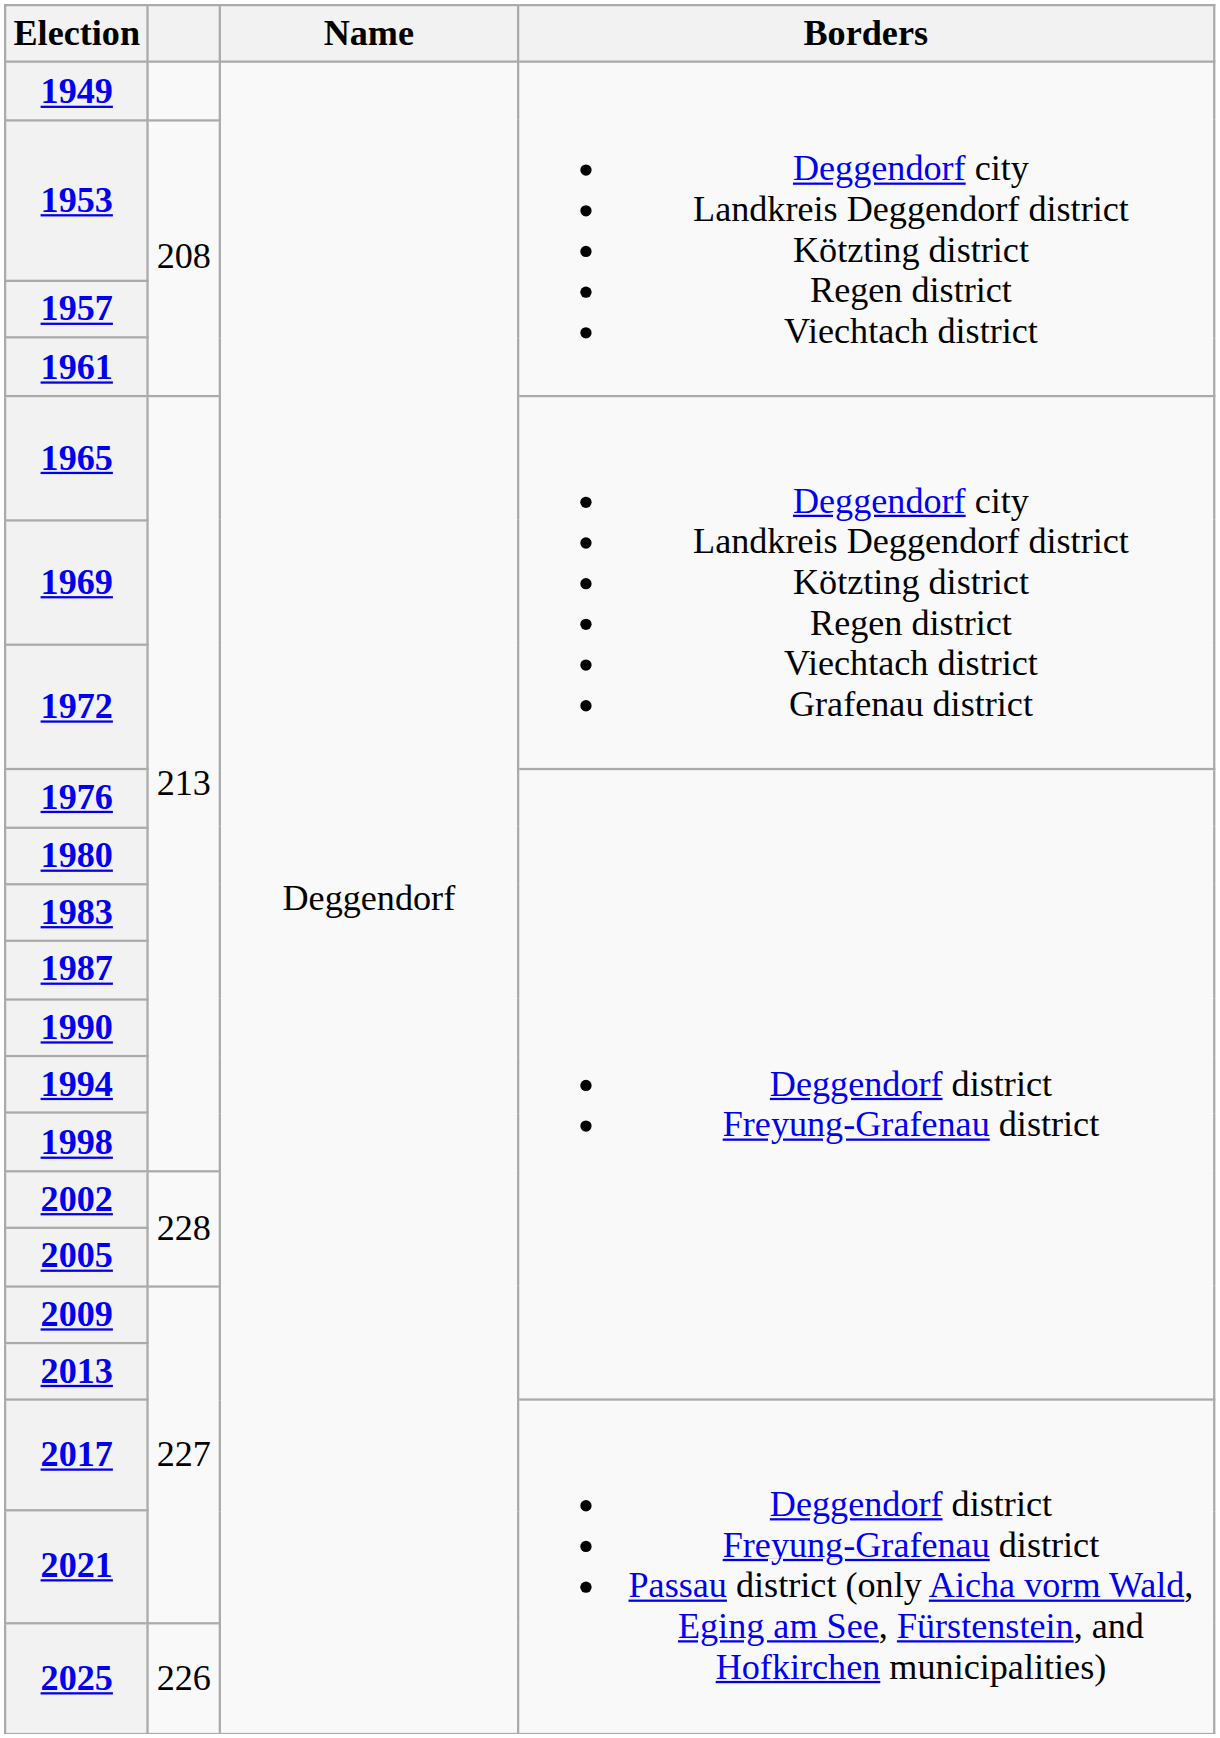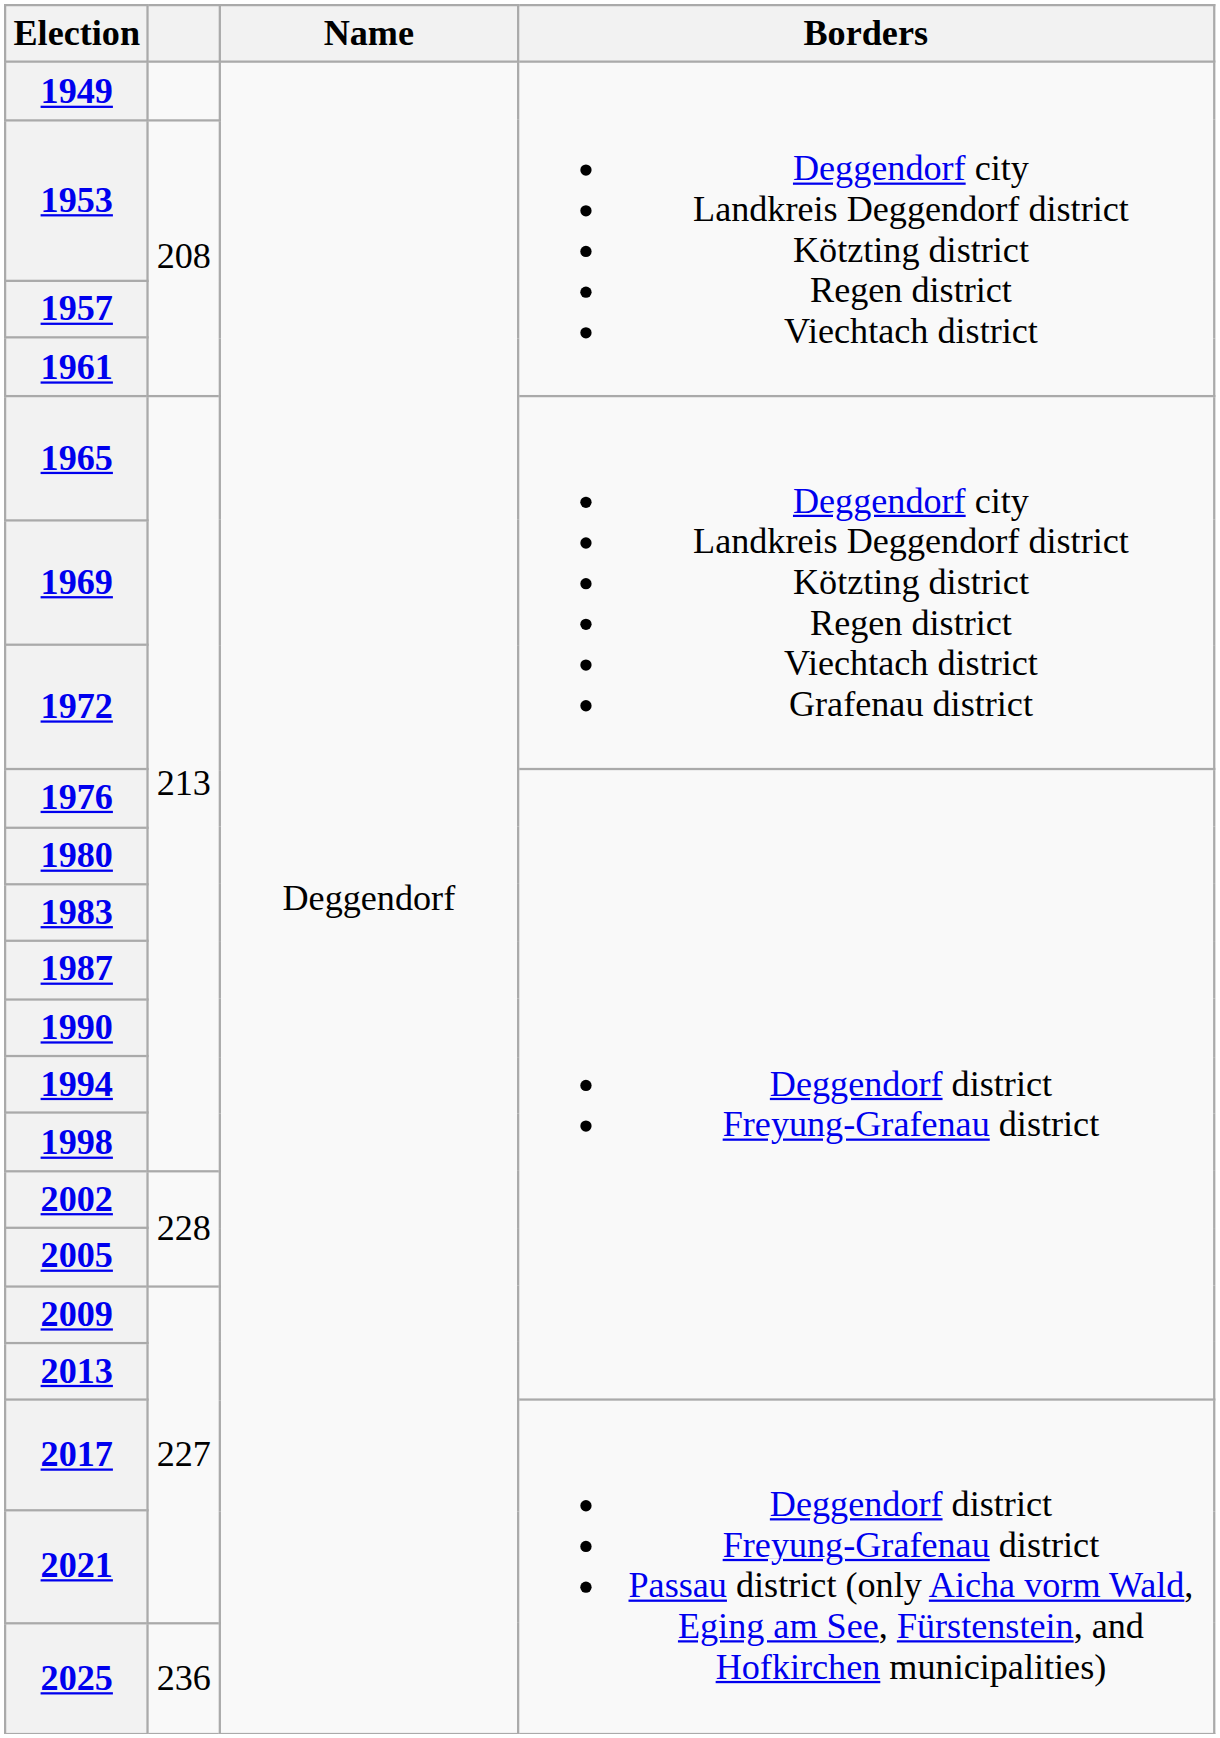(184, 1677) 226 -> (184, 1677) 236
